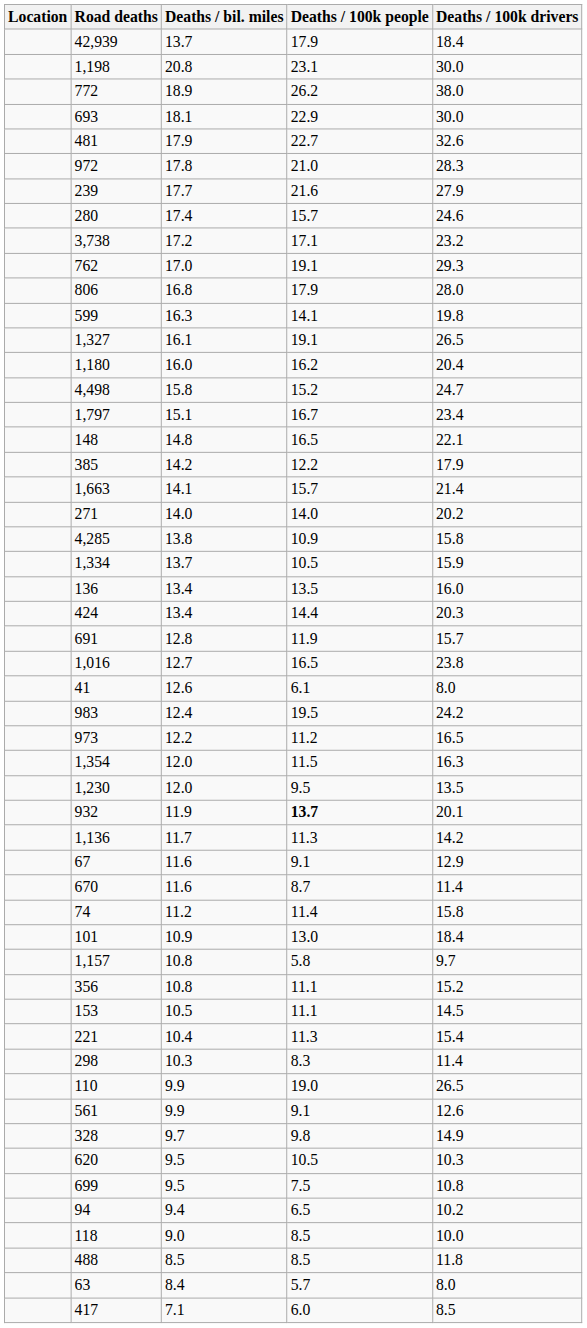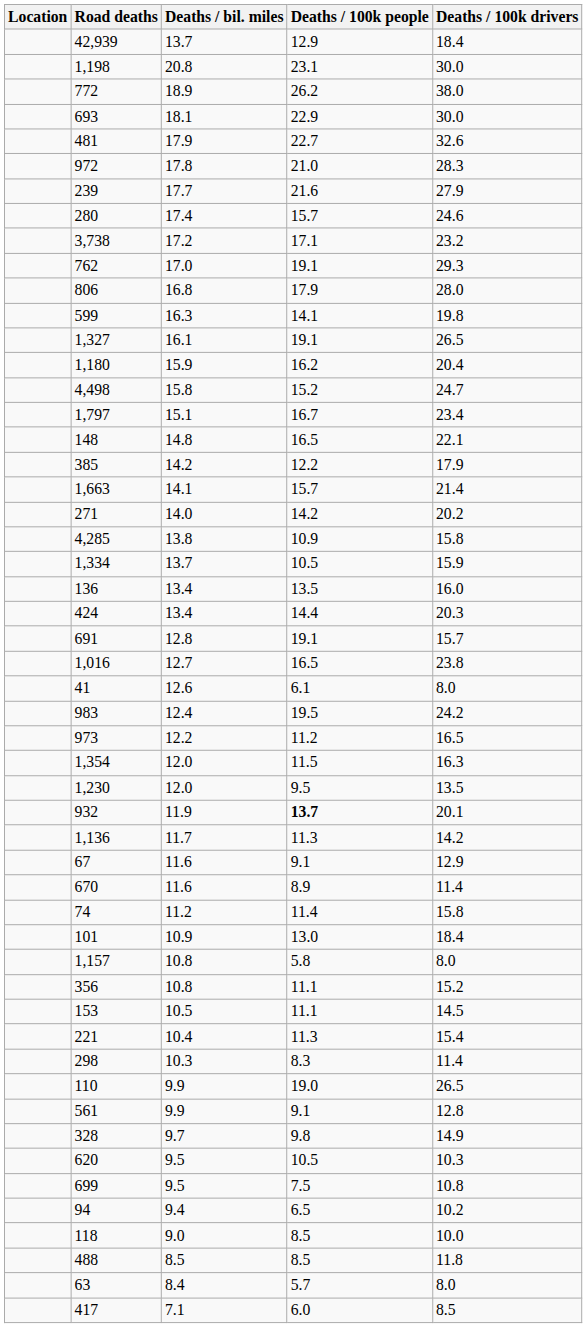(304, 41) 17.9 -> (304, 41) 12.9
(179, 365) 16.0 -> (179, 365) 15.9
(304, 514) 14.0 -> (304, 514) 14.2
(304, 638) 11.9 -> (304, 638) 19.1
(301, 887) 8.7 -> (301, 887) 8.9
(446, 961) 9.7 -> (446, 961) 8.0
(450, 1111) 12.6 -> (450, 1111) 12.8
